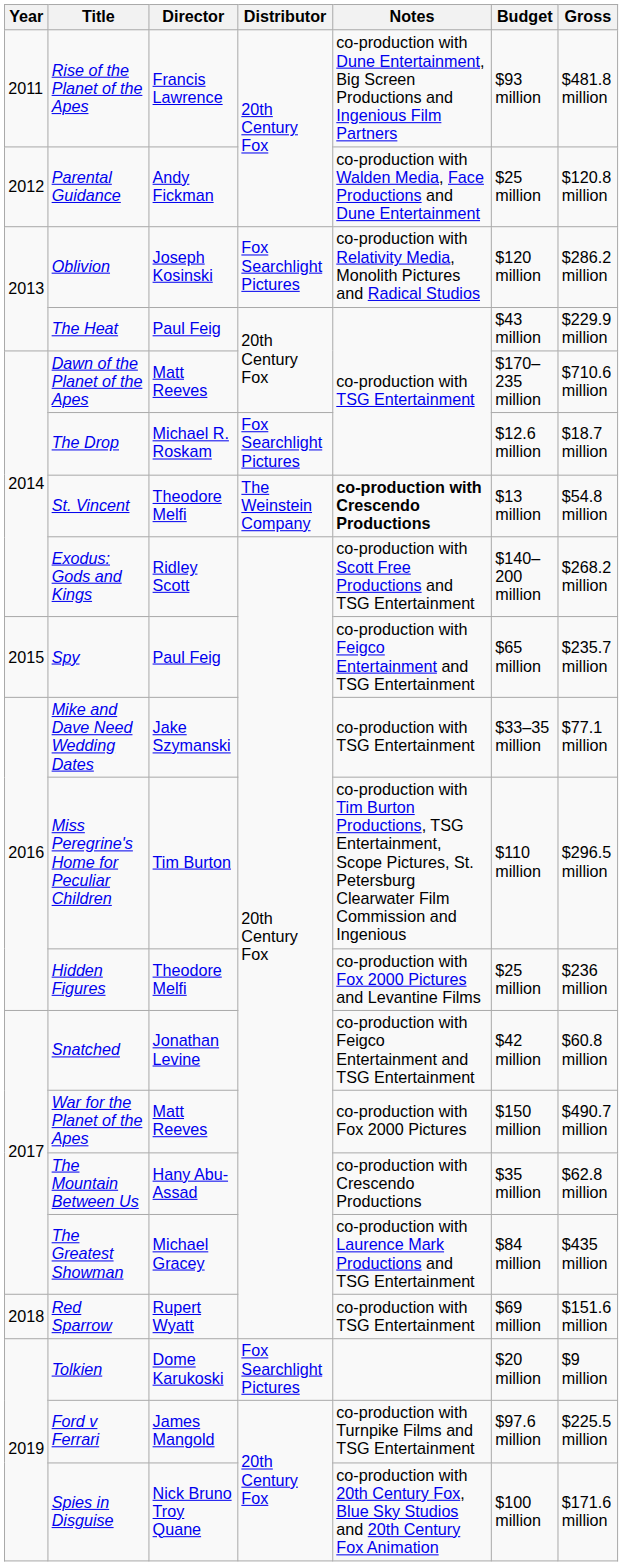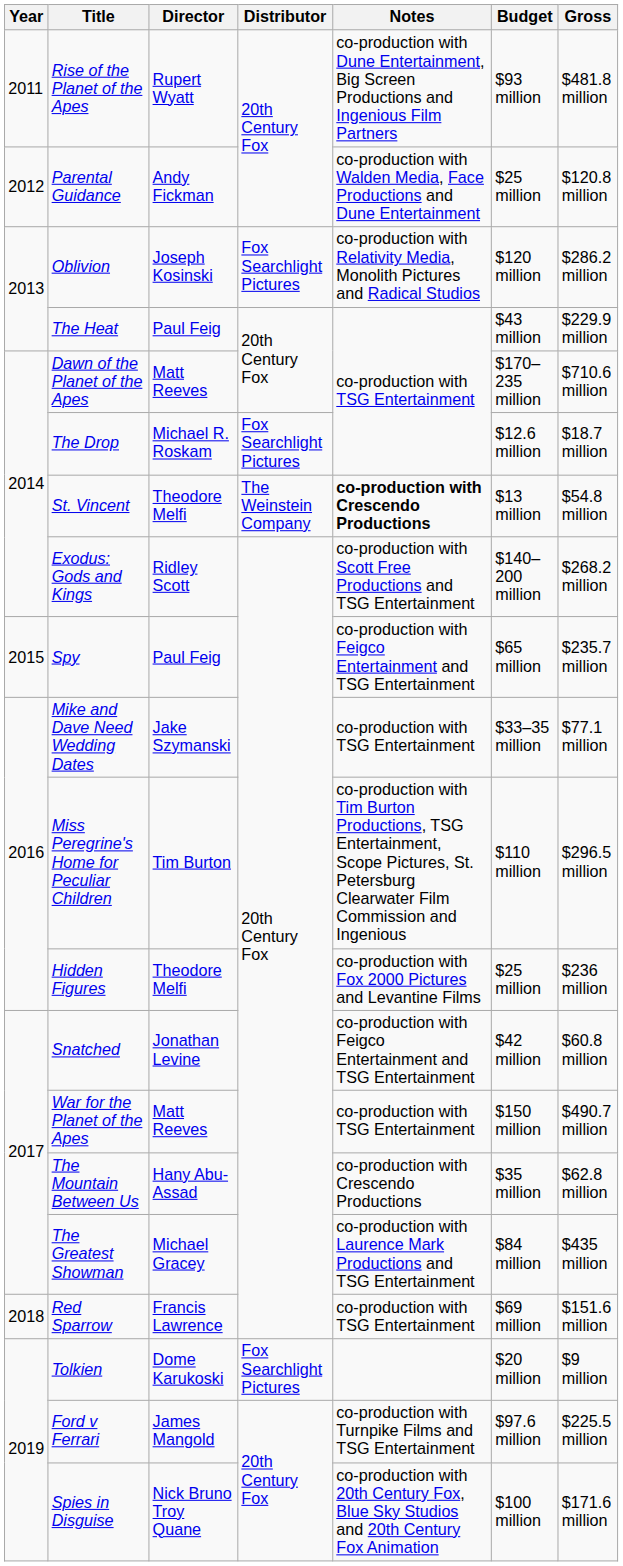(188, 88) Francis Lawrence -> (177, 88) Rupert Wyatt
(402, 1121) co-production with Fox 2000 Pictures -> (405, 1121) co-production with TSG Entertainment
(177, 1316) Rupert Wyatt -> (188, 1316) Francis Lawrence
